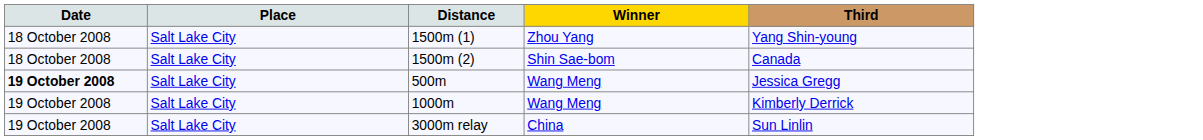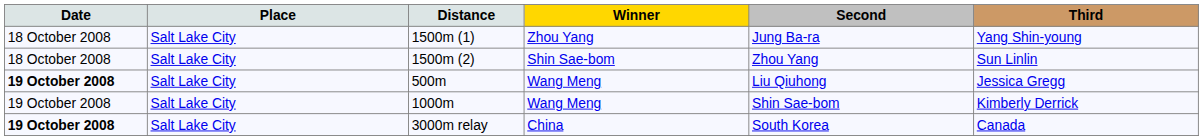+ column: (861, 15)
(776, 59) Canada -> (1007, 59) Sun Linlin
(59, 125) normal -> (61, 125) bold
(782, 125) Sun Linlin -> (1001, 125) Canada
